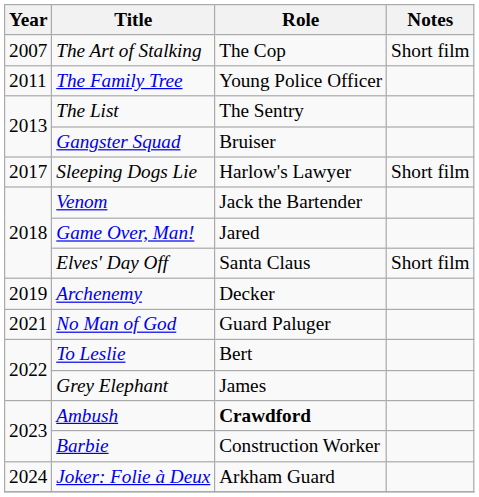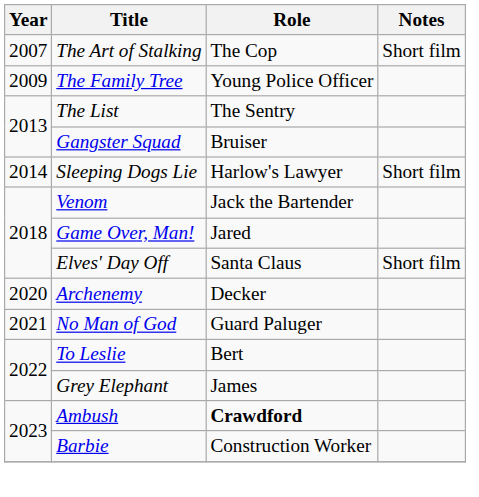(28, 80) 2011 -> (28, 80) 2009
(28, 171) 2017 -> (28, 171) 2014
(28, 293) 2019 -> (28, 293) 2020
- row: (133, 476)
